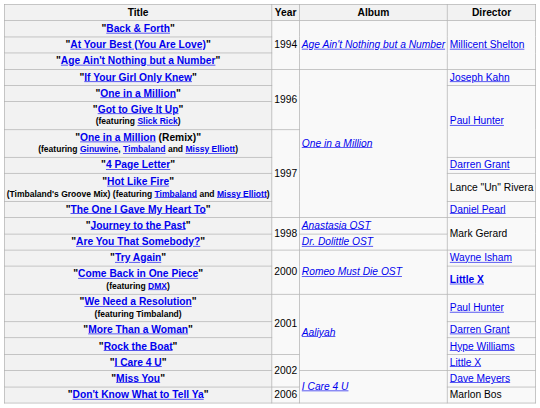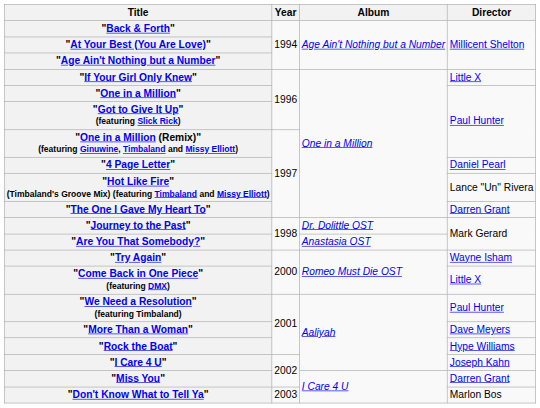(480, 77) Joseph Kahn -> (465, 77) Little X
(480, 165) Darren Grant -> (478, 165) Daniel Pearl
(478, 209) Daniel Pearl -> (480, 209) Darren Grant
(336, 225) Anastasia OST -> (337, 225) Dr. Dolittle OST
(337, 242) Dr. Dolittle OST -> (336, 242) Anastasia OST
(467, 280) bold -> (465, 280) normal
(480, 330) Darren Grant -> (480, 330) Dave Meyers
(465, 362) Little X -> (480, 362) Joseph Kahn
(480, 378) Dave Meyers -> (480, 378) Darren Grant
(286, 395) 2006 -> (286, 395) 2003
